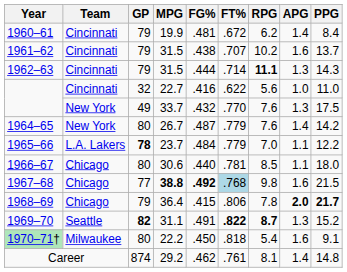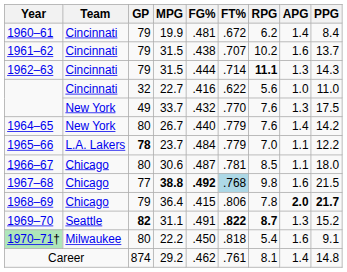(204, 127) .487 -> (204, 127) .440
(204, 164) .440 -> (204, 164) .487
